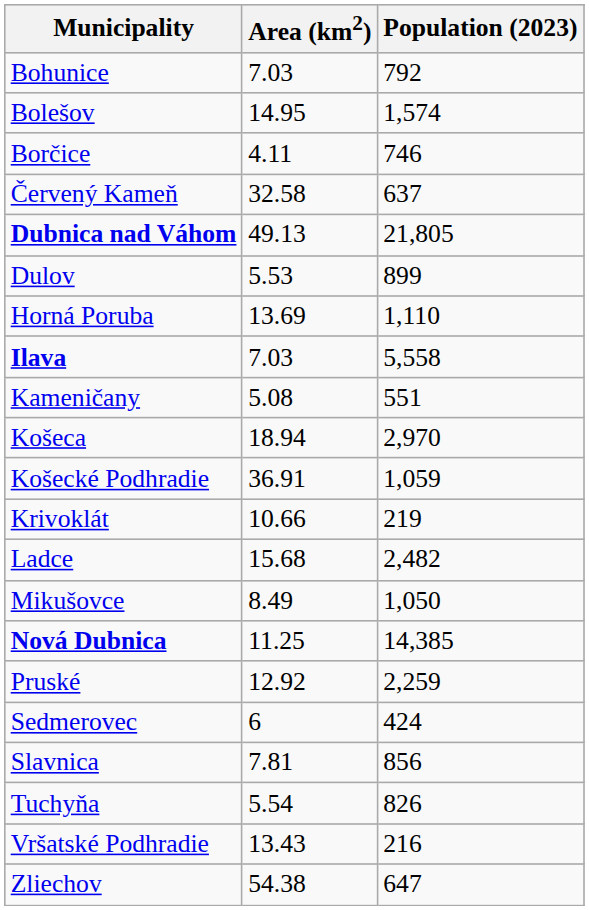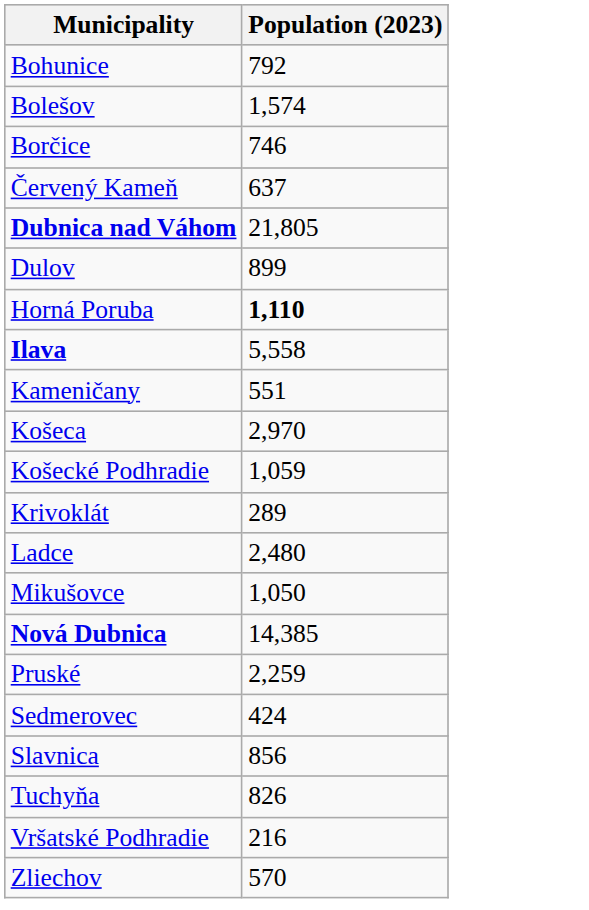- column: (310, 28)
(412, 315) normal -> (276, 308) bold
(403, 518) 219 -> (267, 512) 289
(412, 559) 2,482 -> (277, 552) 2,480
(403, 884) 647 -> (267, 877) 570
